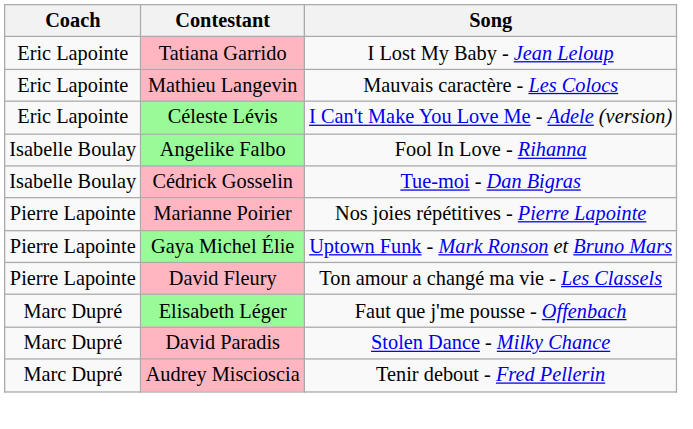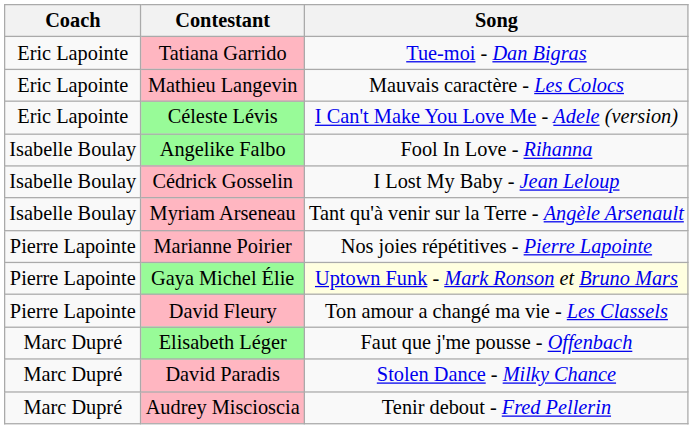(491, 52) I Lost My Baby - Jean Leloup -> (496, 52) Tue-moi - Dan Bigras
(491, 181) Tue-moi - Dan Bigras -> (496, 181) I Lost My Baby - Jean Leloup
+ row: (223, 213)
(491, 246) no background -> (496, 278) lightyellow background
